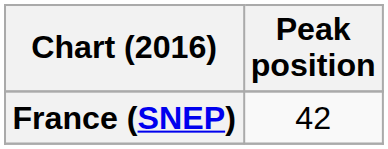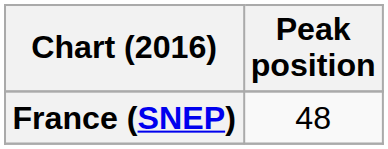(313, 117) 42 -> (313, 117) 48
